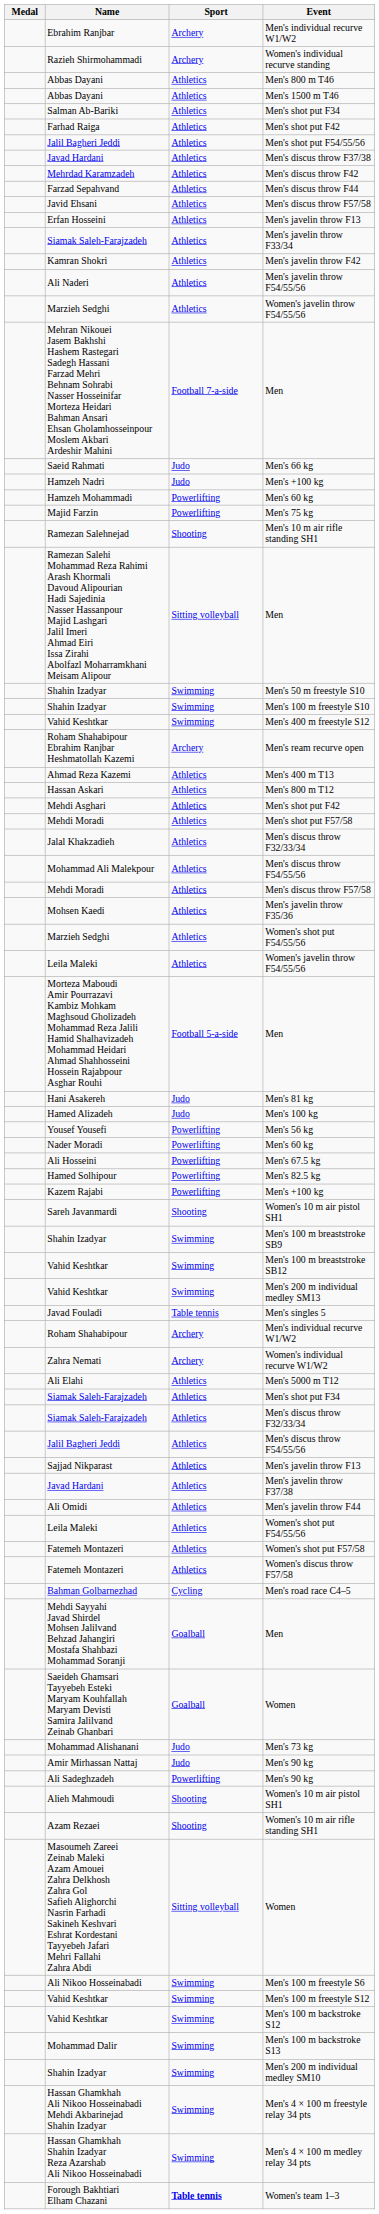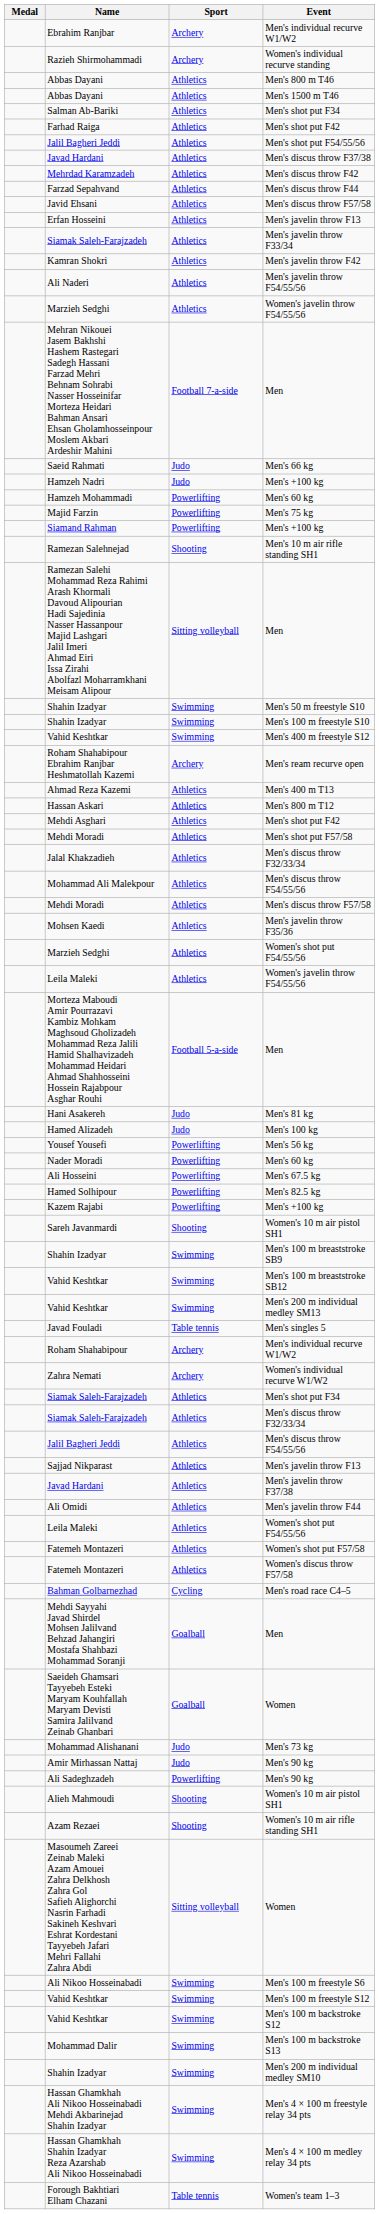+ row: (82, 528)
- row: (65, 1381)
(197, 2195) bold -> (195, 2195) normal
